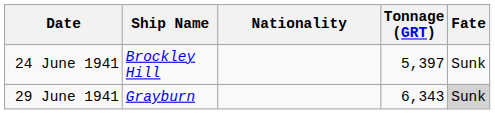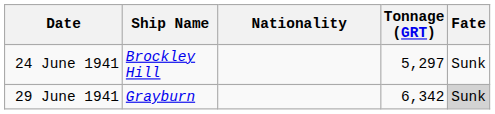(423, 65) 5,397 -> (423, 65) 5,297
(423, 97) 6,343 -> (423, 97) 6,342
